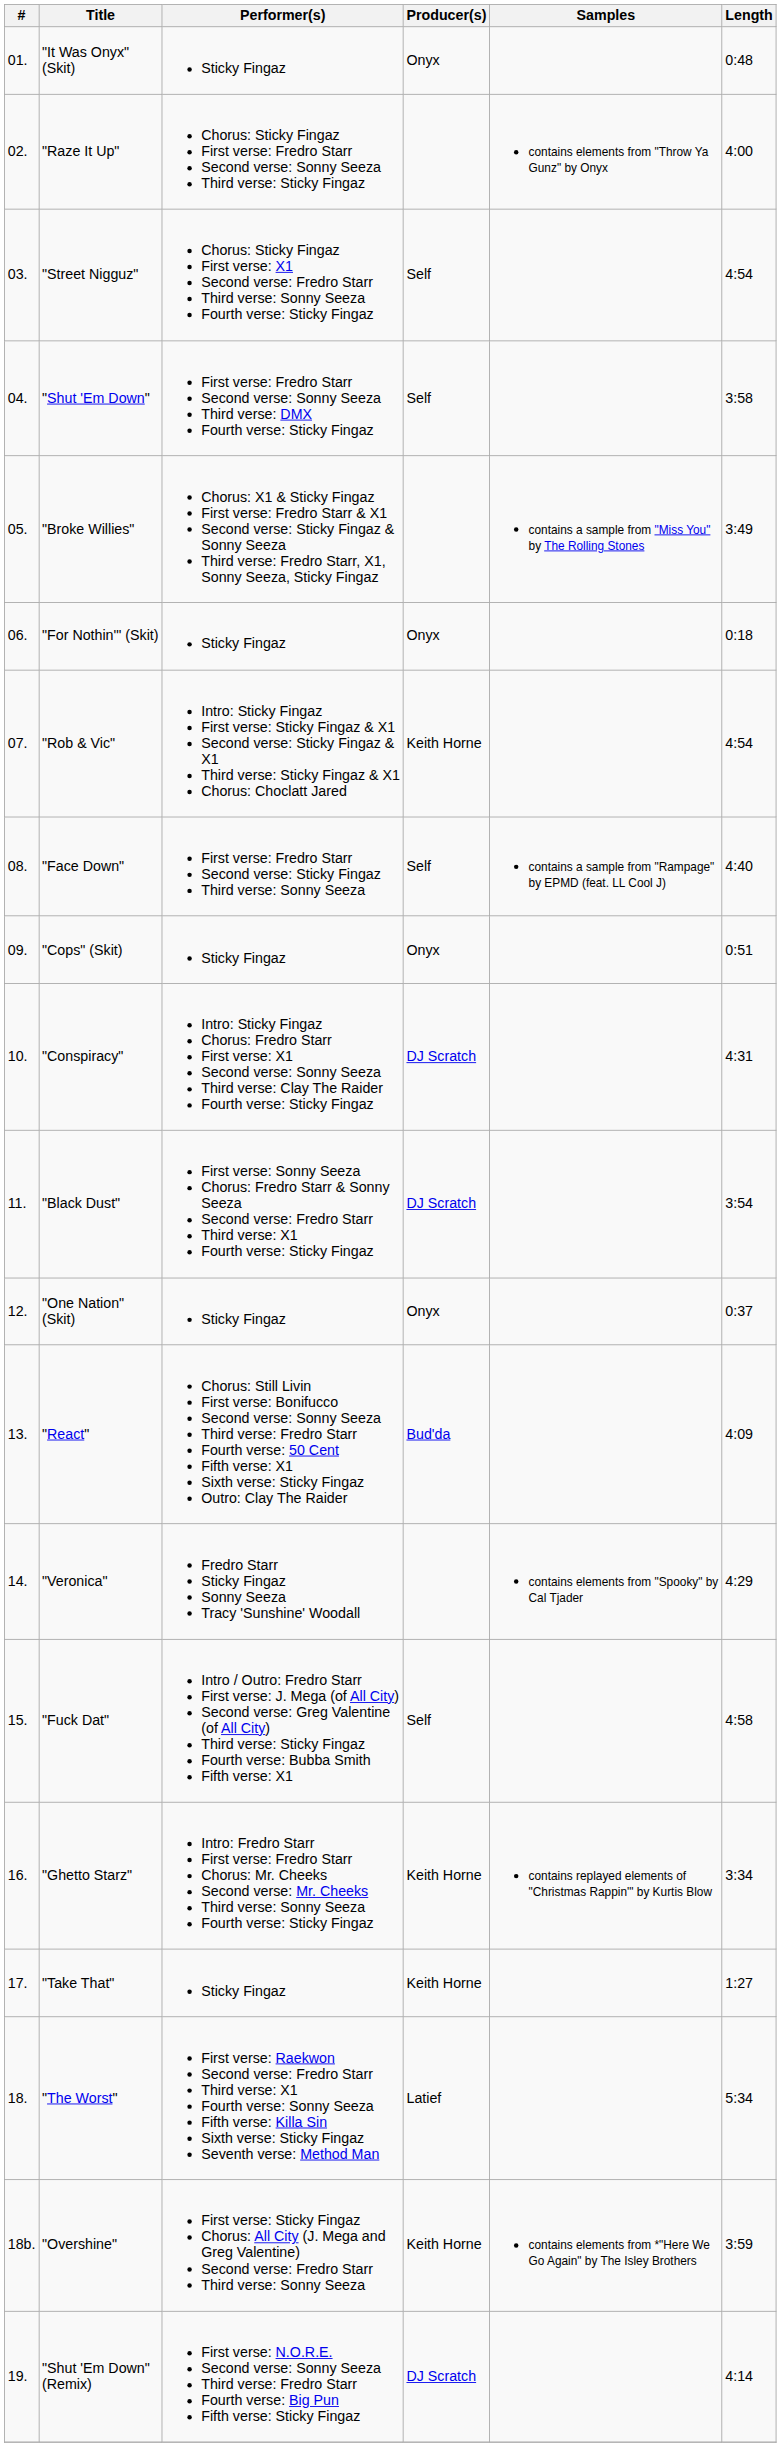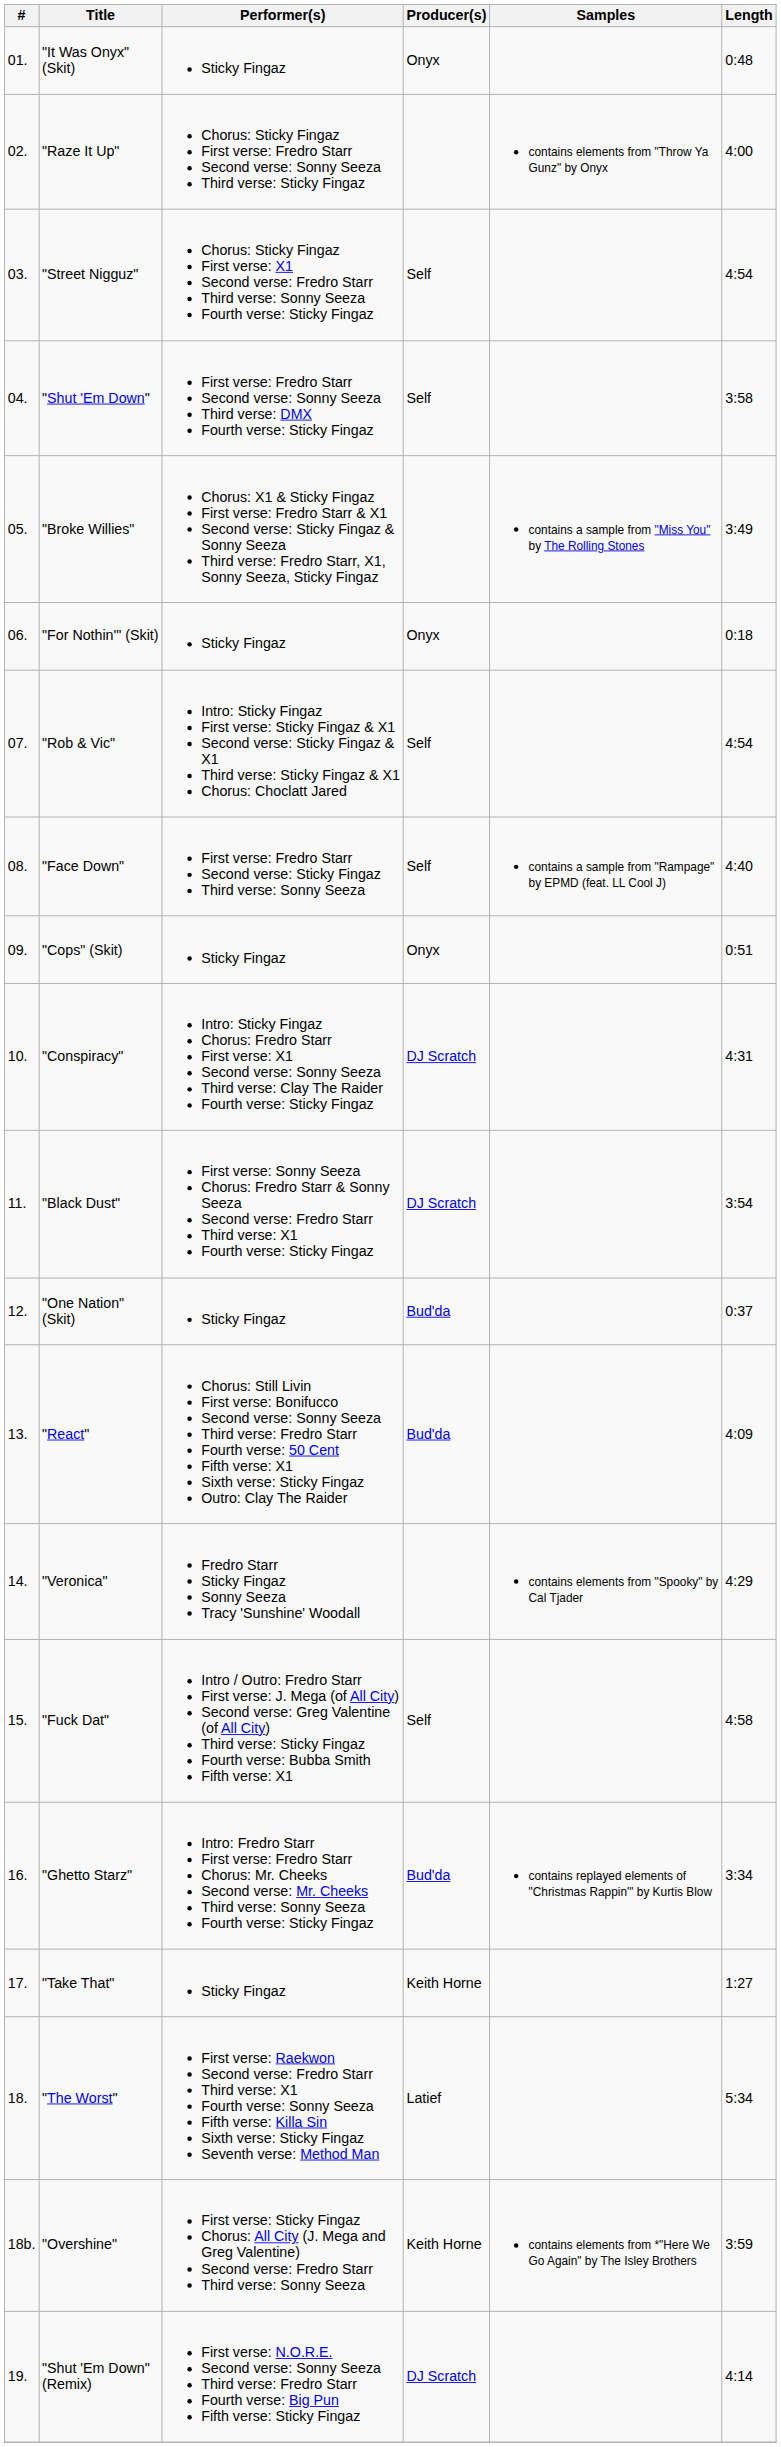(444, 743) Keith Horne -> (419, 743) Self
(423, 1311) Onyx -> (428, 1311) Bud'da
(444, 1875) Keith Horne -> (428, 1875) Bud'da
